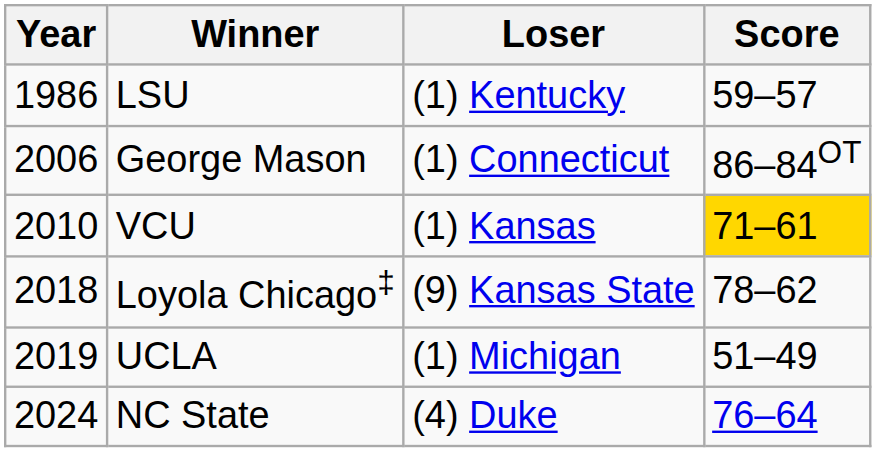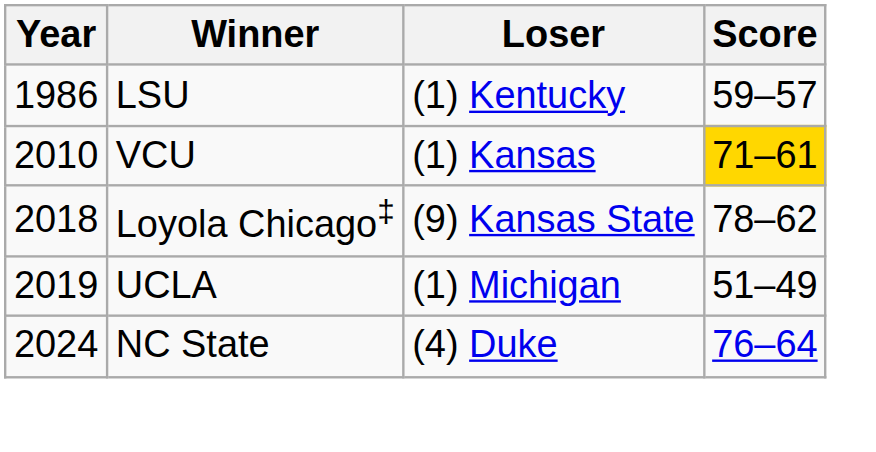- row: (241, 159)
